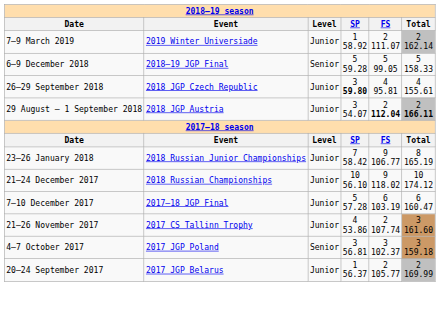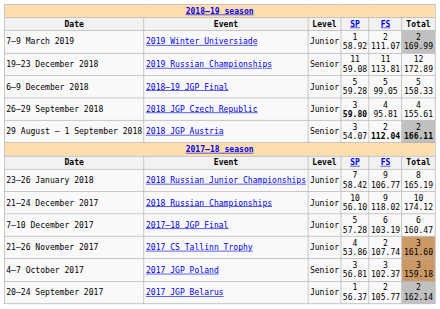(418, 42) 2 162.14 -> (418, 42) 2 169.99
+ row: (52, 64)
(324, 64) Senior -> (324, 87) Junior
(324, 109) Junior -> (324, 132) Senior
(418, 270) 2 169.99 -> (418, 292) 2 162.14
